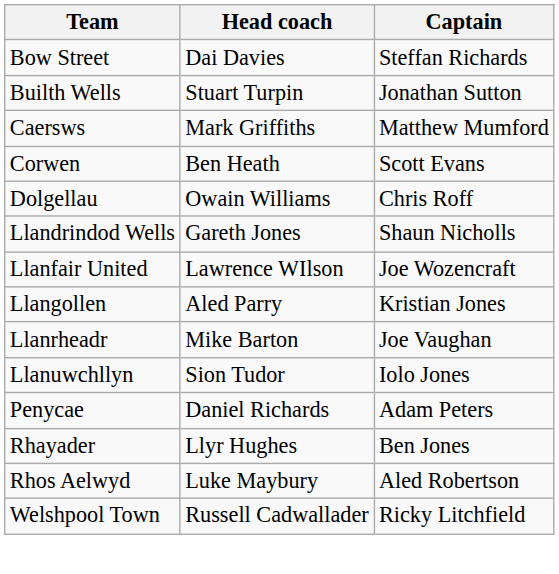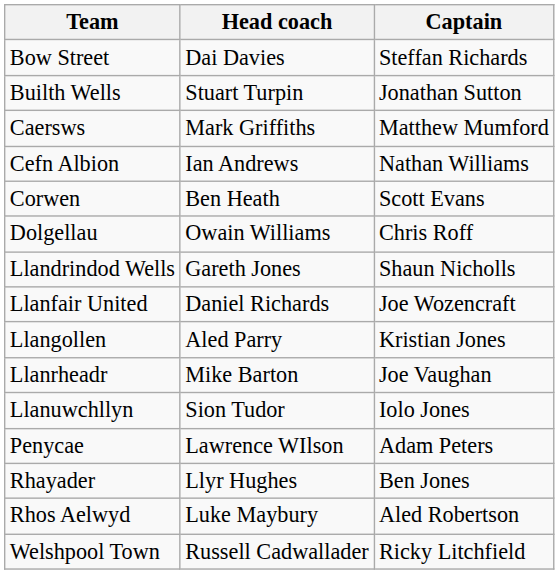+ row: (64, 163)
(264, 269) Lawrence WIlson -> (257, 304) Daniel Richards
(257, 410) Daniel Richards -> (264, 445) Lawrence WIlson
